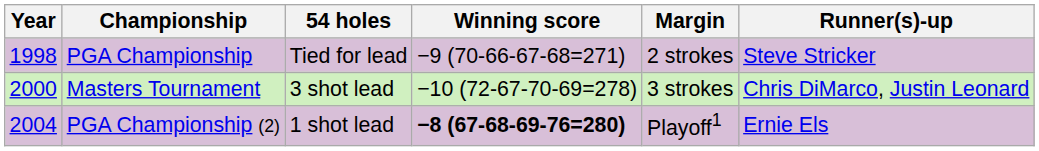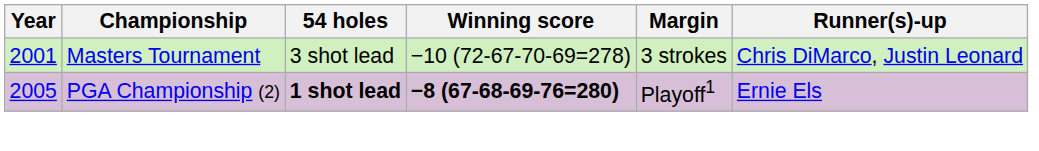- row: (160, 55)
(33, 88) 2000 -> (33, 55) 2001
(33, 125) 2004 -> (33, 91) 2005
(342, 125) normal -> (345, 91) bold
